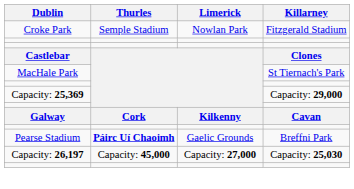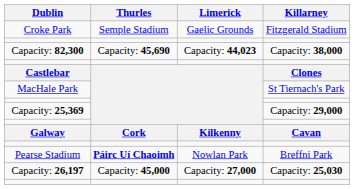(220, 29) Nowlan Park -> (220, 29) Gaelic Grounds
+ row: (48, 51)
(220, 137) Gaelic Grounds -> (220, 154) Nowlan Park
